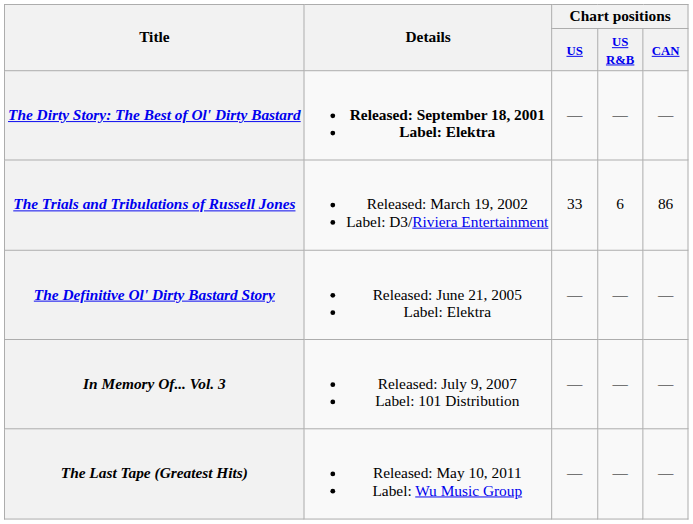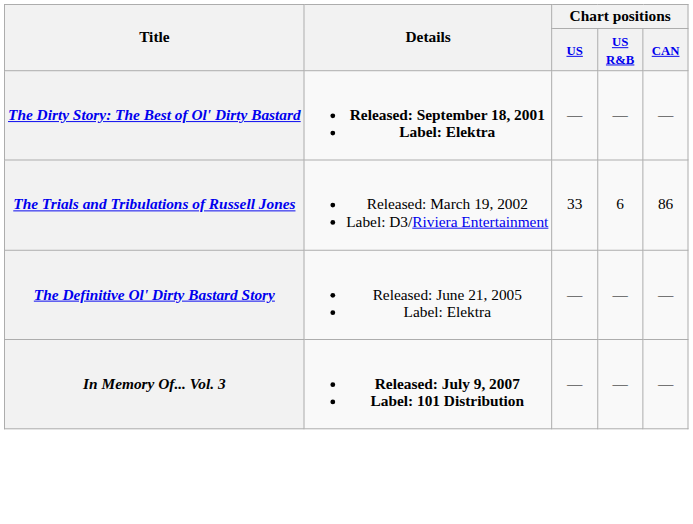(428, 393) normal -> (428, 393) bold
- row: (154, 473)
